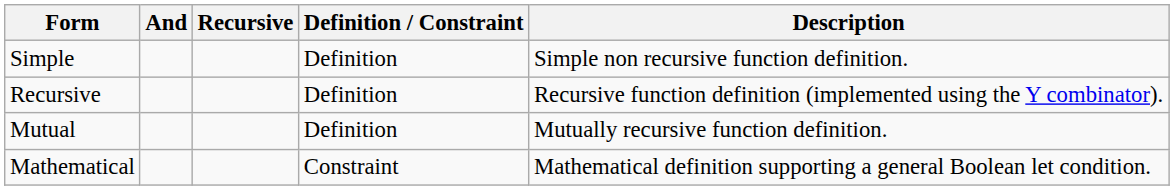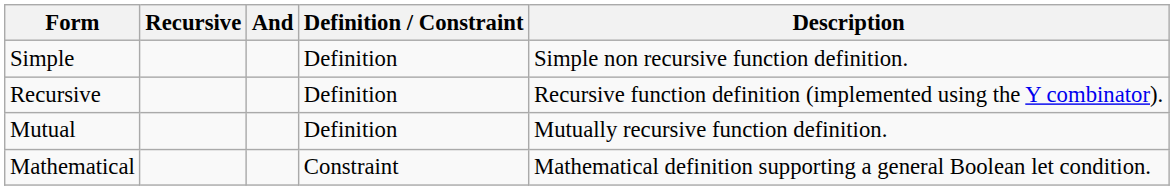columns swapped: (166, 22) <-> (245, 22)
